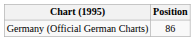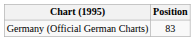(170, 28) 86 -> (170, 28) 83
